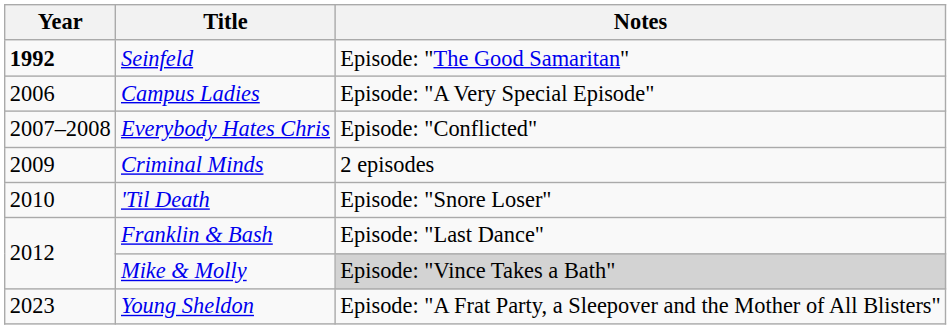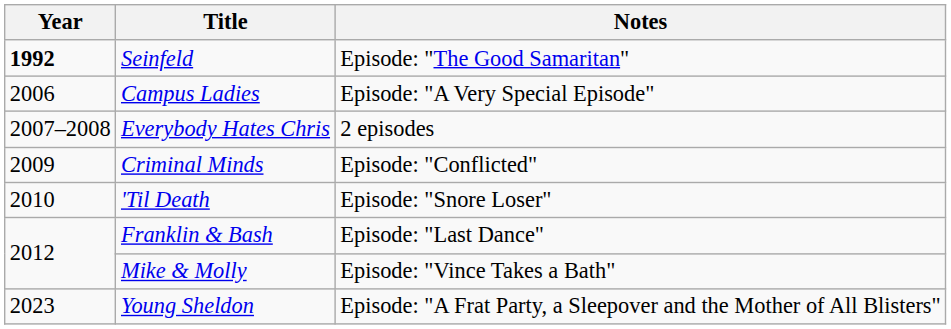(439, 128) Episode: "Conflicted" -> (387, 128) 2 episodes
(387, 164) 2 episodes -> (439, 164) Episode: "Conflicted"
(478, 270) lightgrey background -> (478, 270) no background
